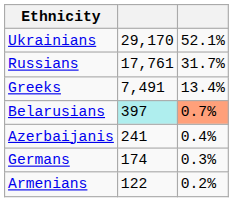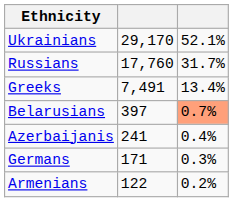(147, 64) 17,761 -> (147, 64) 17,760
(134, 112) paleturquoise background -> (134, 112) no background
(134, 160) 174 -> (134, 160) 171
